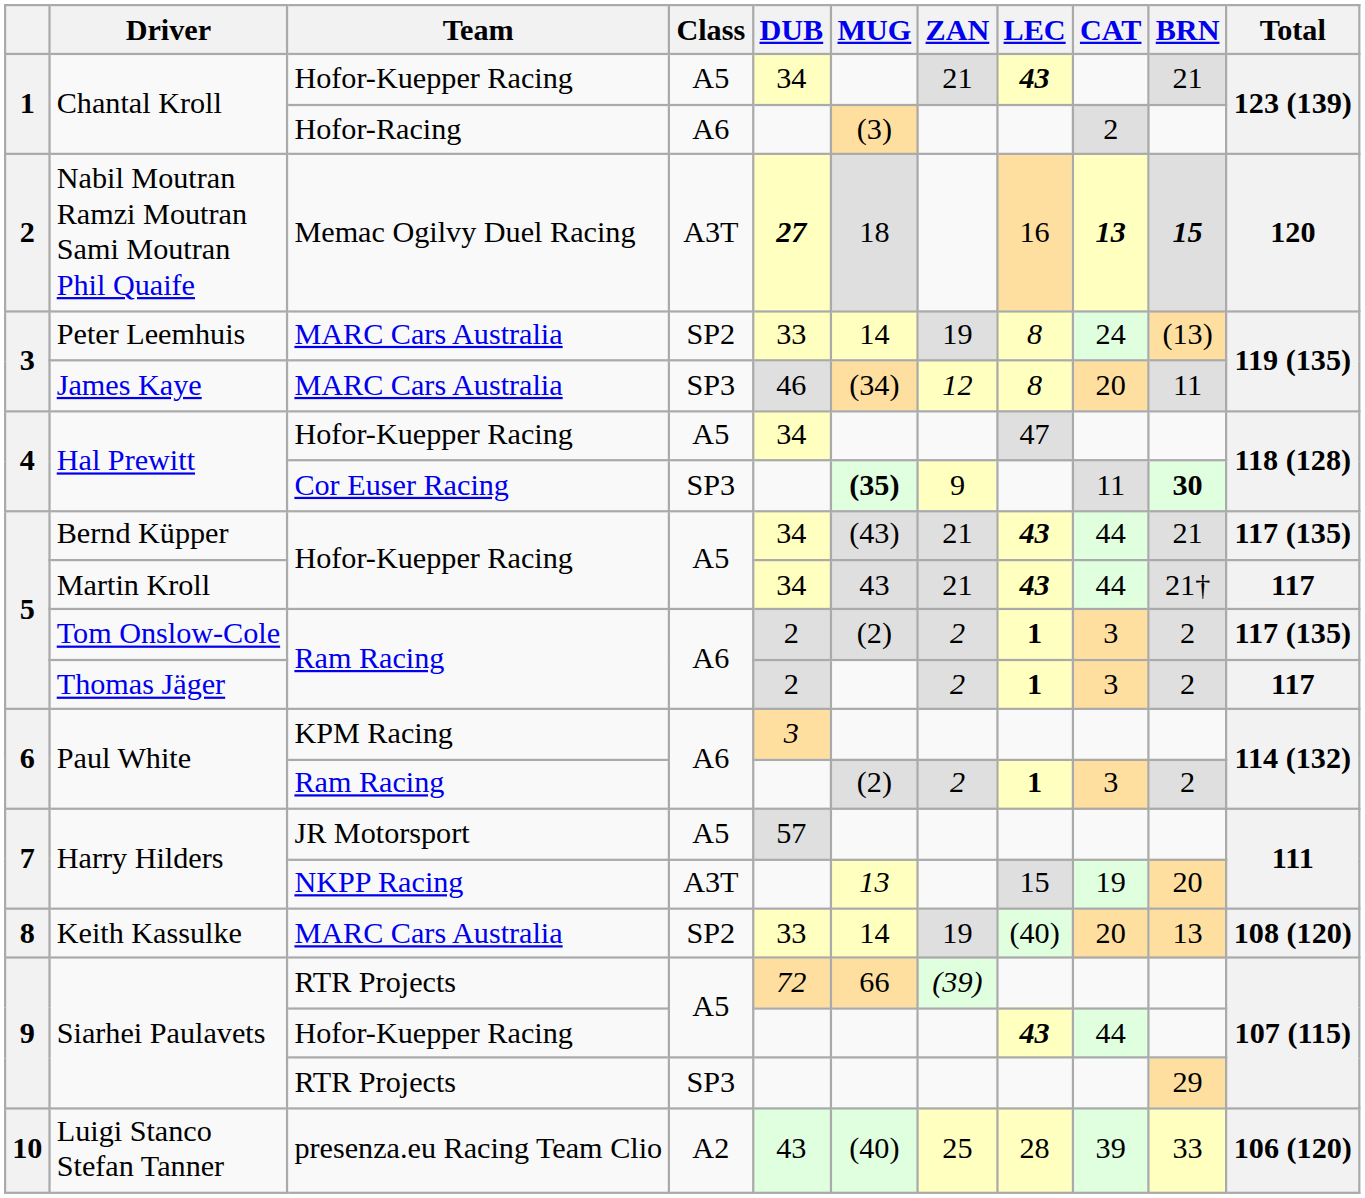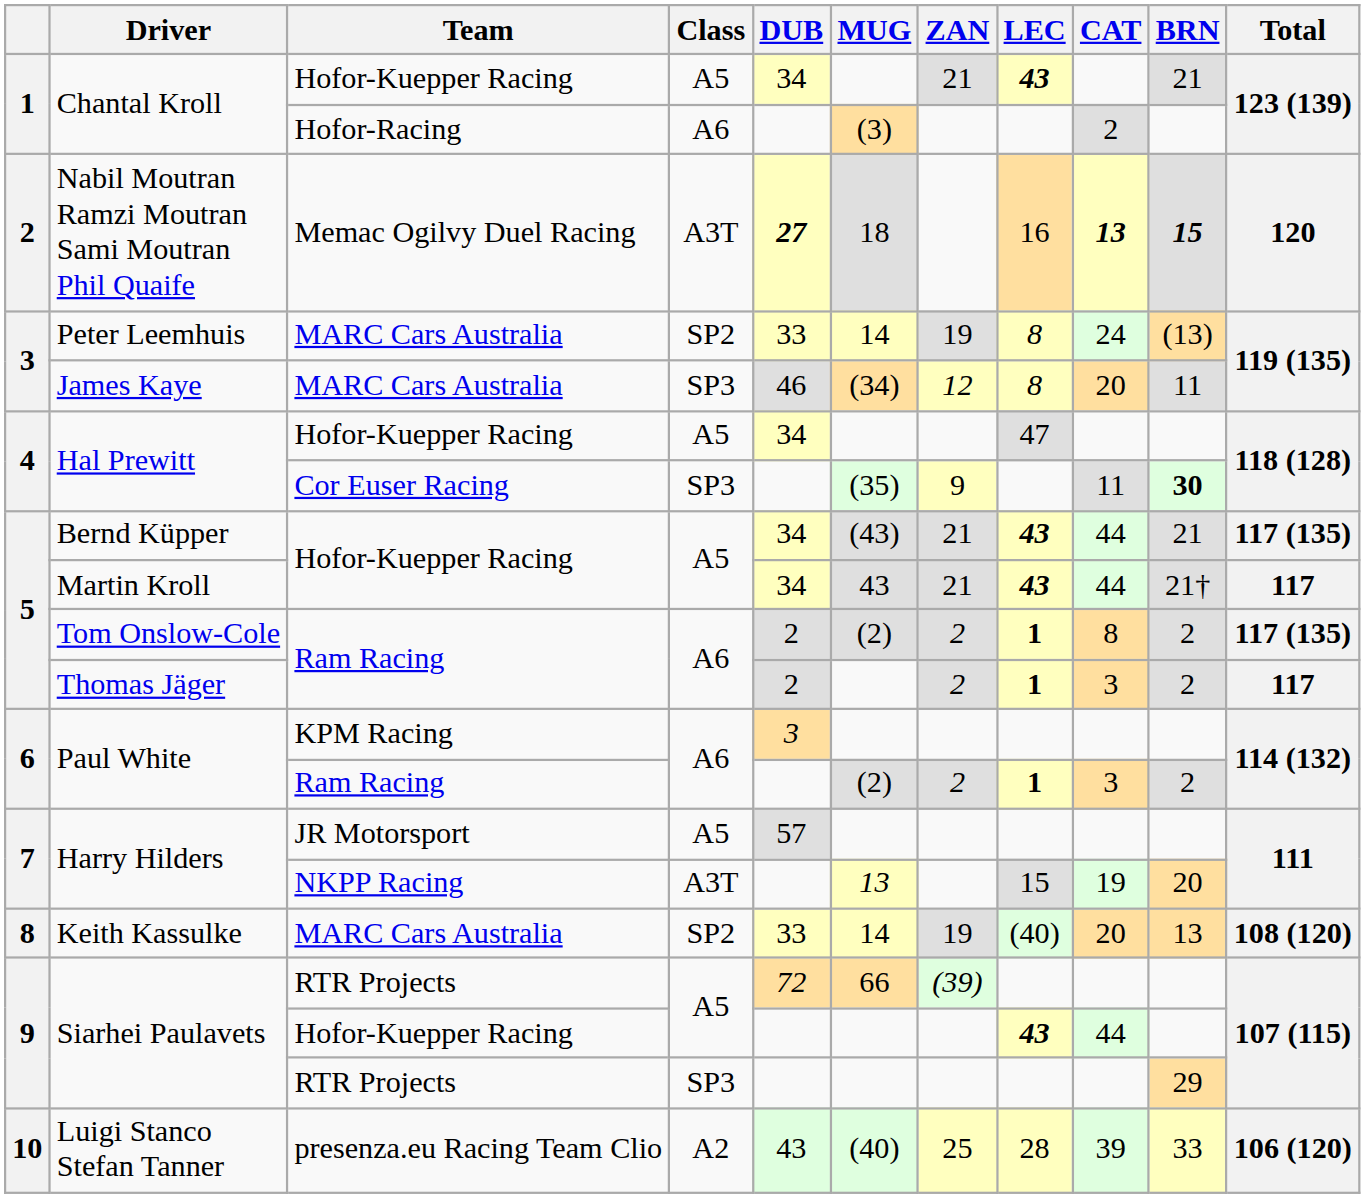(874, 484) bold -> (874, 484) normal
(1111, 633) 3 -> (1111, 633) 8
